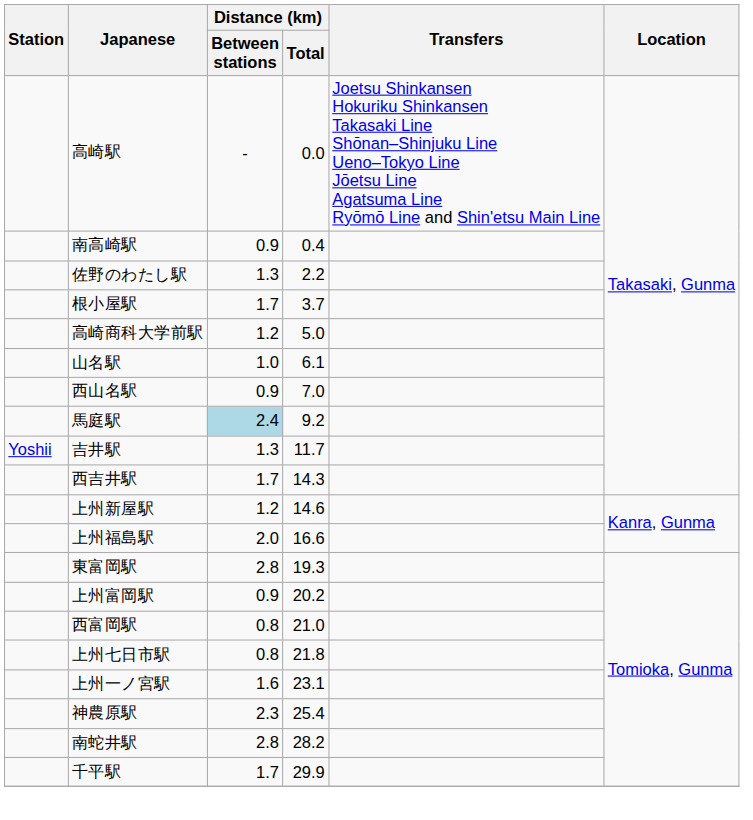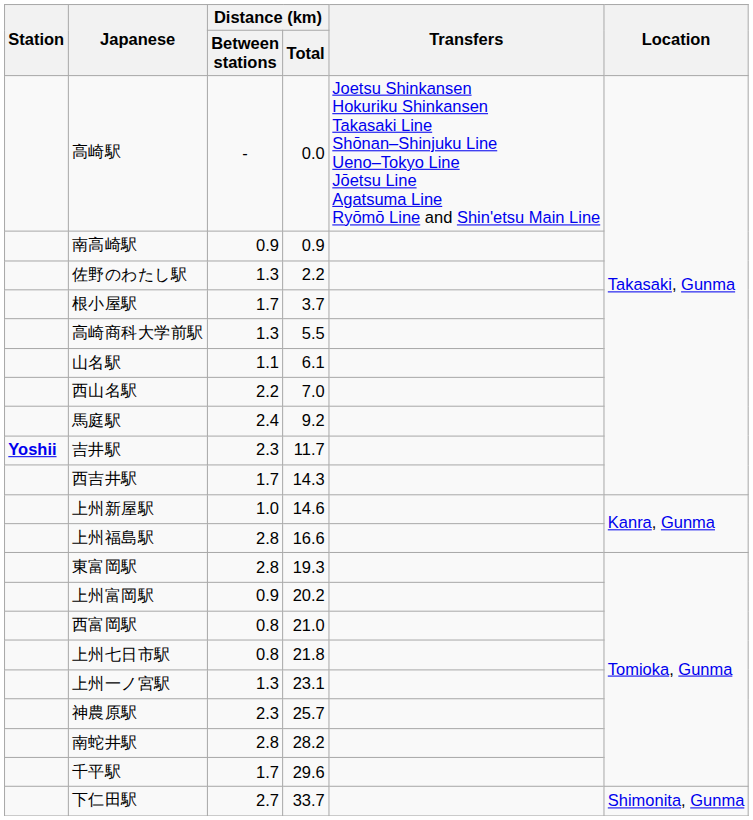(313, 245) 0.4 -> (313, 245) 0.9
(268, 333) 1.2 -> (268, 333) 1.3
(313, 333) 5.0 -> (313, 333) 5.5
(268, 362) 1.0 -> (268, 362) 1.1
(268, 391) 0.9 -> (268, 391) 2.2
(268, 421) lightblue background -> (268, 421) no background
(30, 450) normal -> (32, 450) bold
(268, 450) 1.3 -> (268, 450) 2.3
(268, 508) 1.2 -> (268, 508) 1.0
(268, 538) 2.0 -> (268, 538) 2.8
(268, 684) 1.6 -> (268, 684) 1.3
(309, 713) 25.4 -> (309, 713) 25.7
(309, 771) 29.9 -> (309, 771) 29.6
+ row: (105, 800)
